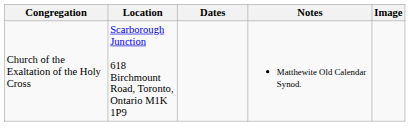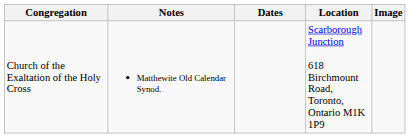columns swapped: (143, 12) <-> (310, 12)
